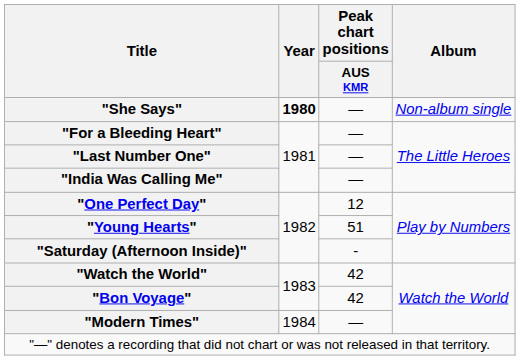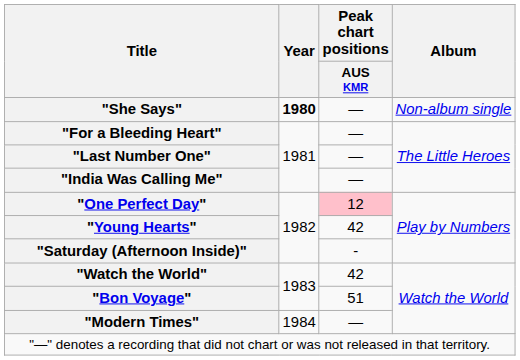(356, 203) no background -> (356, 203) pink background
(356, 227) 51 -> (356, 227) 42
(356, 298) 42 -> (356, 298) 51
